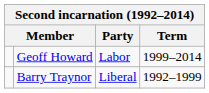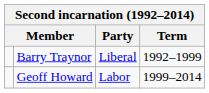rows swapped: (54, 77) <-> (55, 56)
